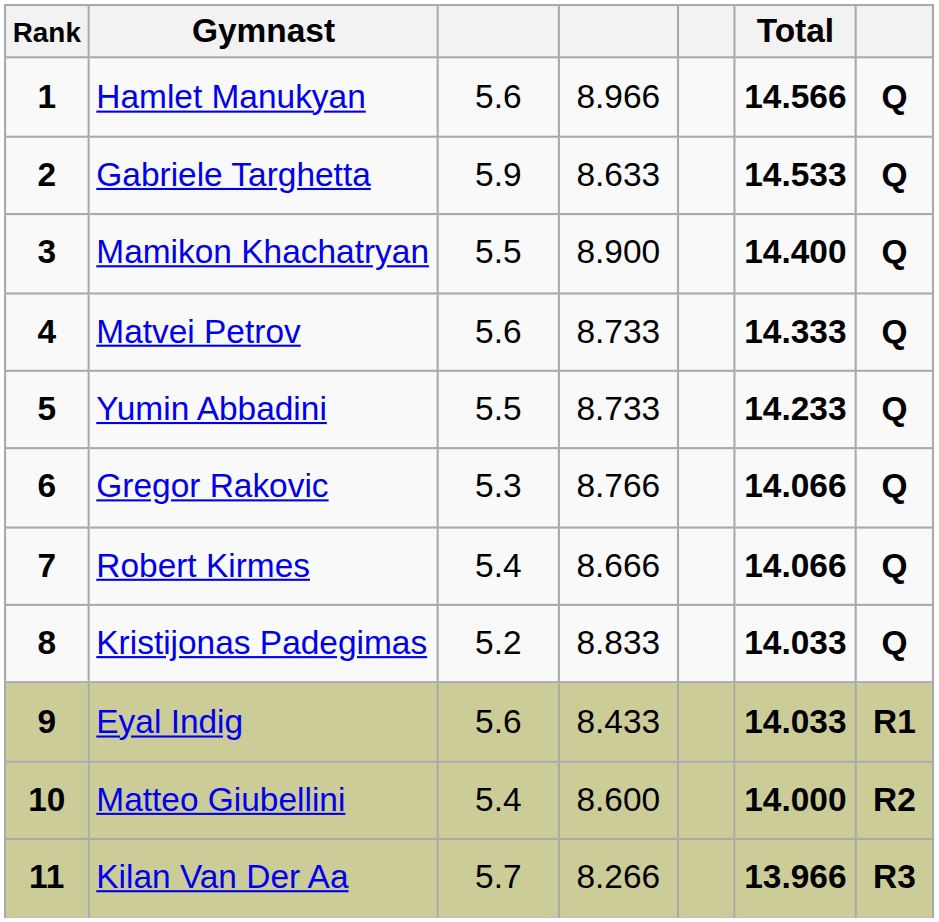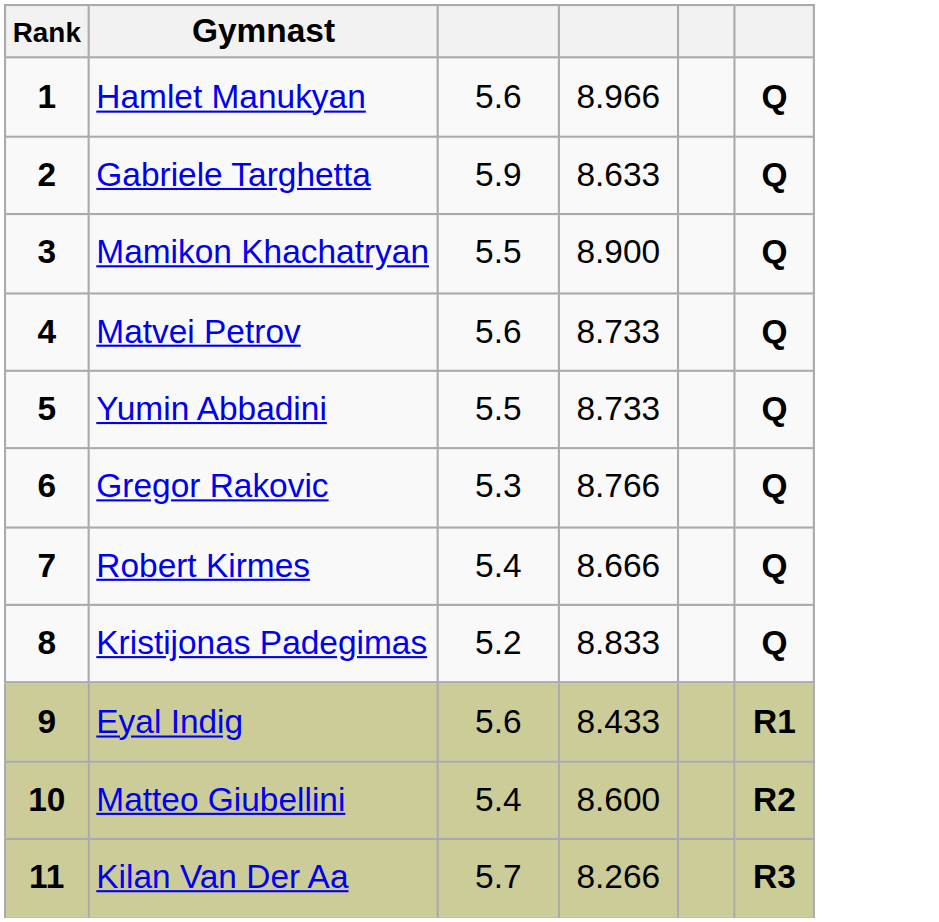- column: (795, 31)
